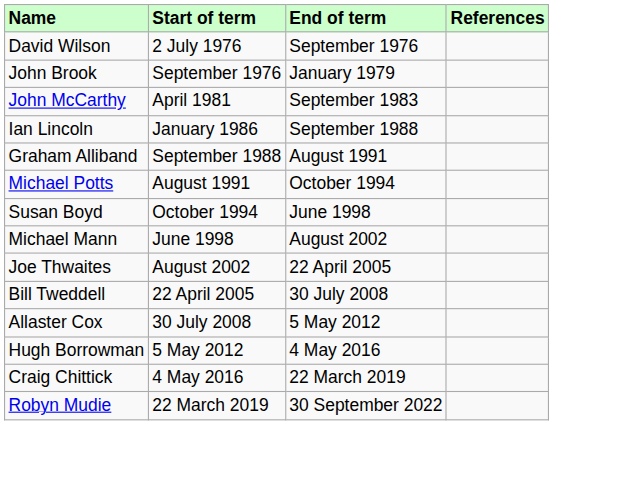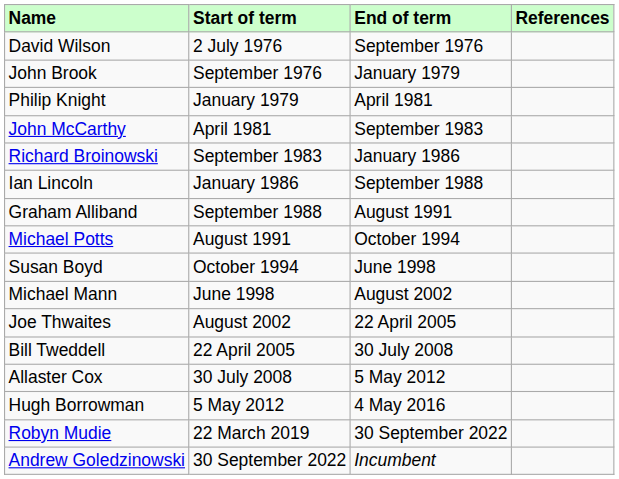+ row: (57, 101)
+ row: (83, 156)
- row: (60, 377)
+ row: (97, 460)
